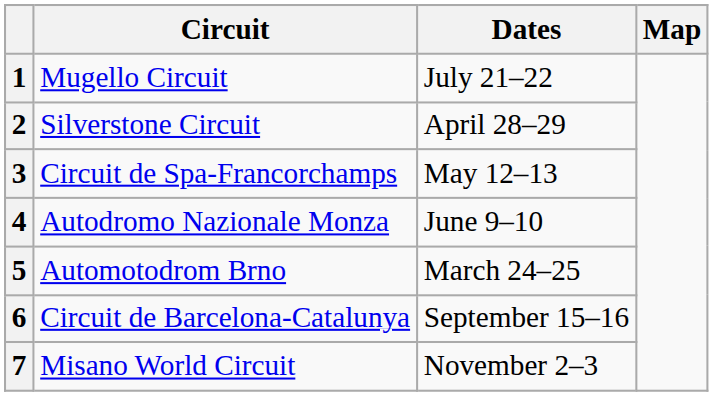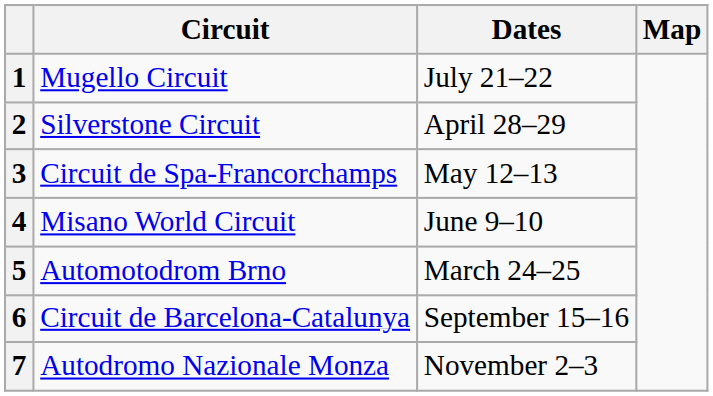(215, 221) Autodromo Nazionale Monza -> (168, 221) Misano World Circuit
(168, 366) Misano World Circuit -> (215, 366) Autodromo Nazionale Monza
